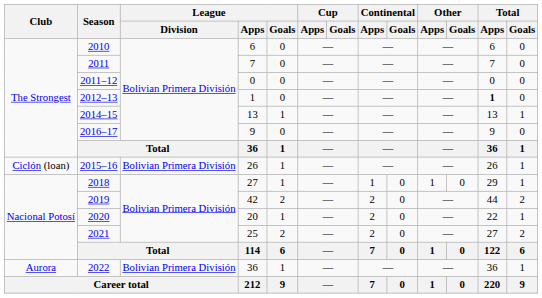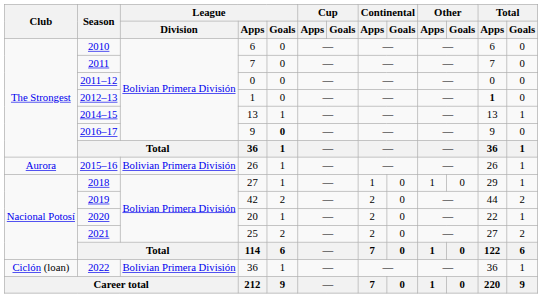(282, 132) normal -> (282, 132) bold
(41, 166) Ciclón (loan) -> (41, 166) Aurora
(41, 268) Aurora -> (41, 268) Ciclón (loan)
